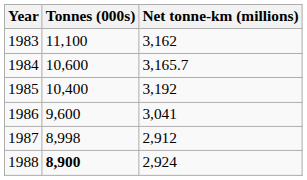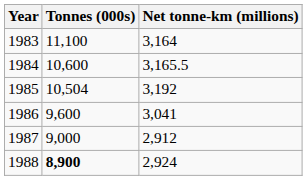(160, 41) 3,162 -> (160, 41) 3,164
(165, 65) 3,165.7 -> (165, 65) 3,165.5
(67, 89) 10,400 -> (67, 89) 10,504
(63, 138) 8,998 -> (63, 138) 9,000
